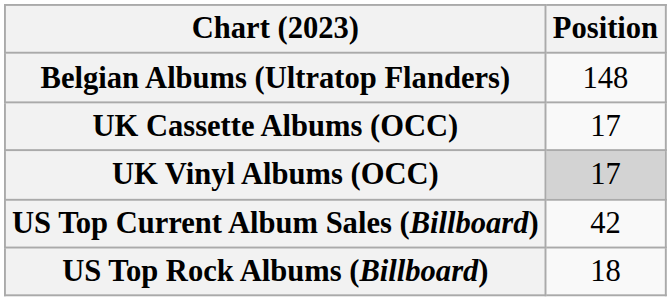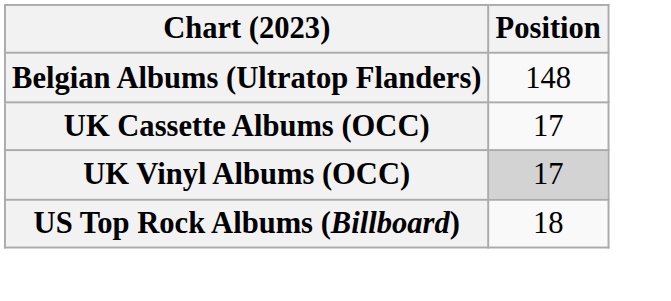- row: (275, 222)
